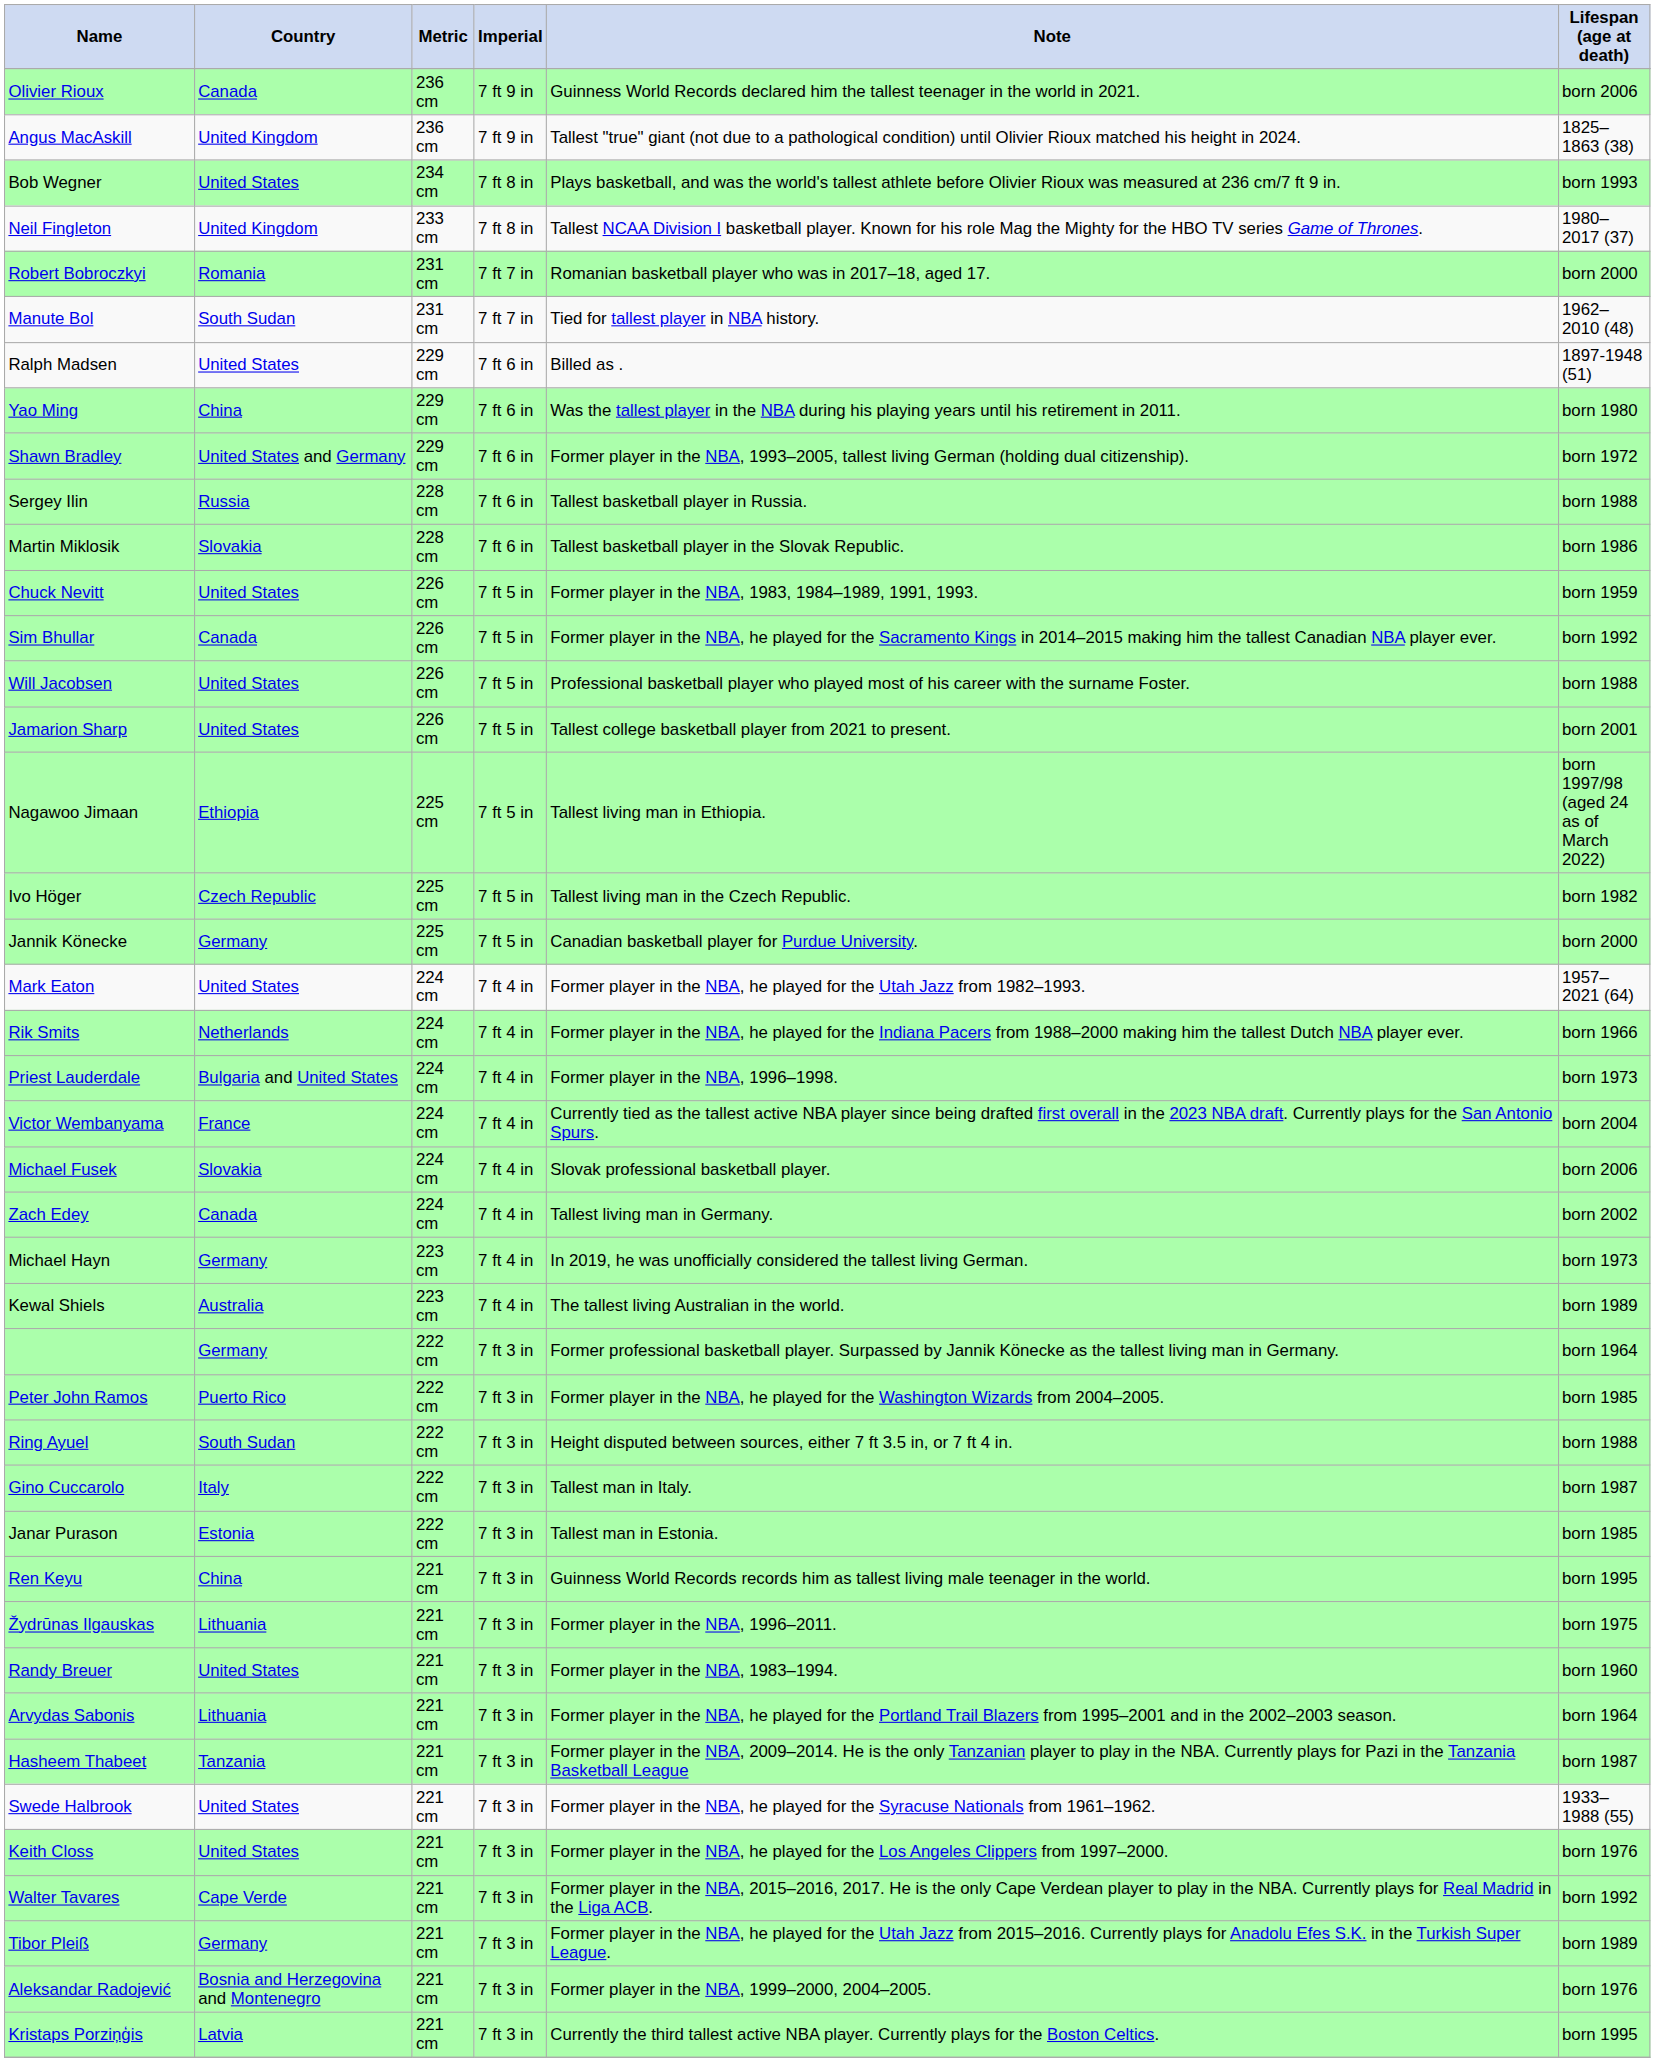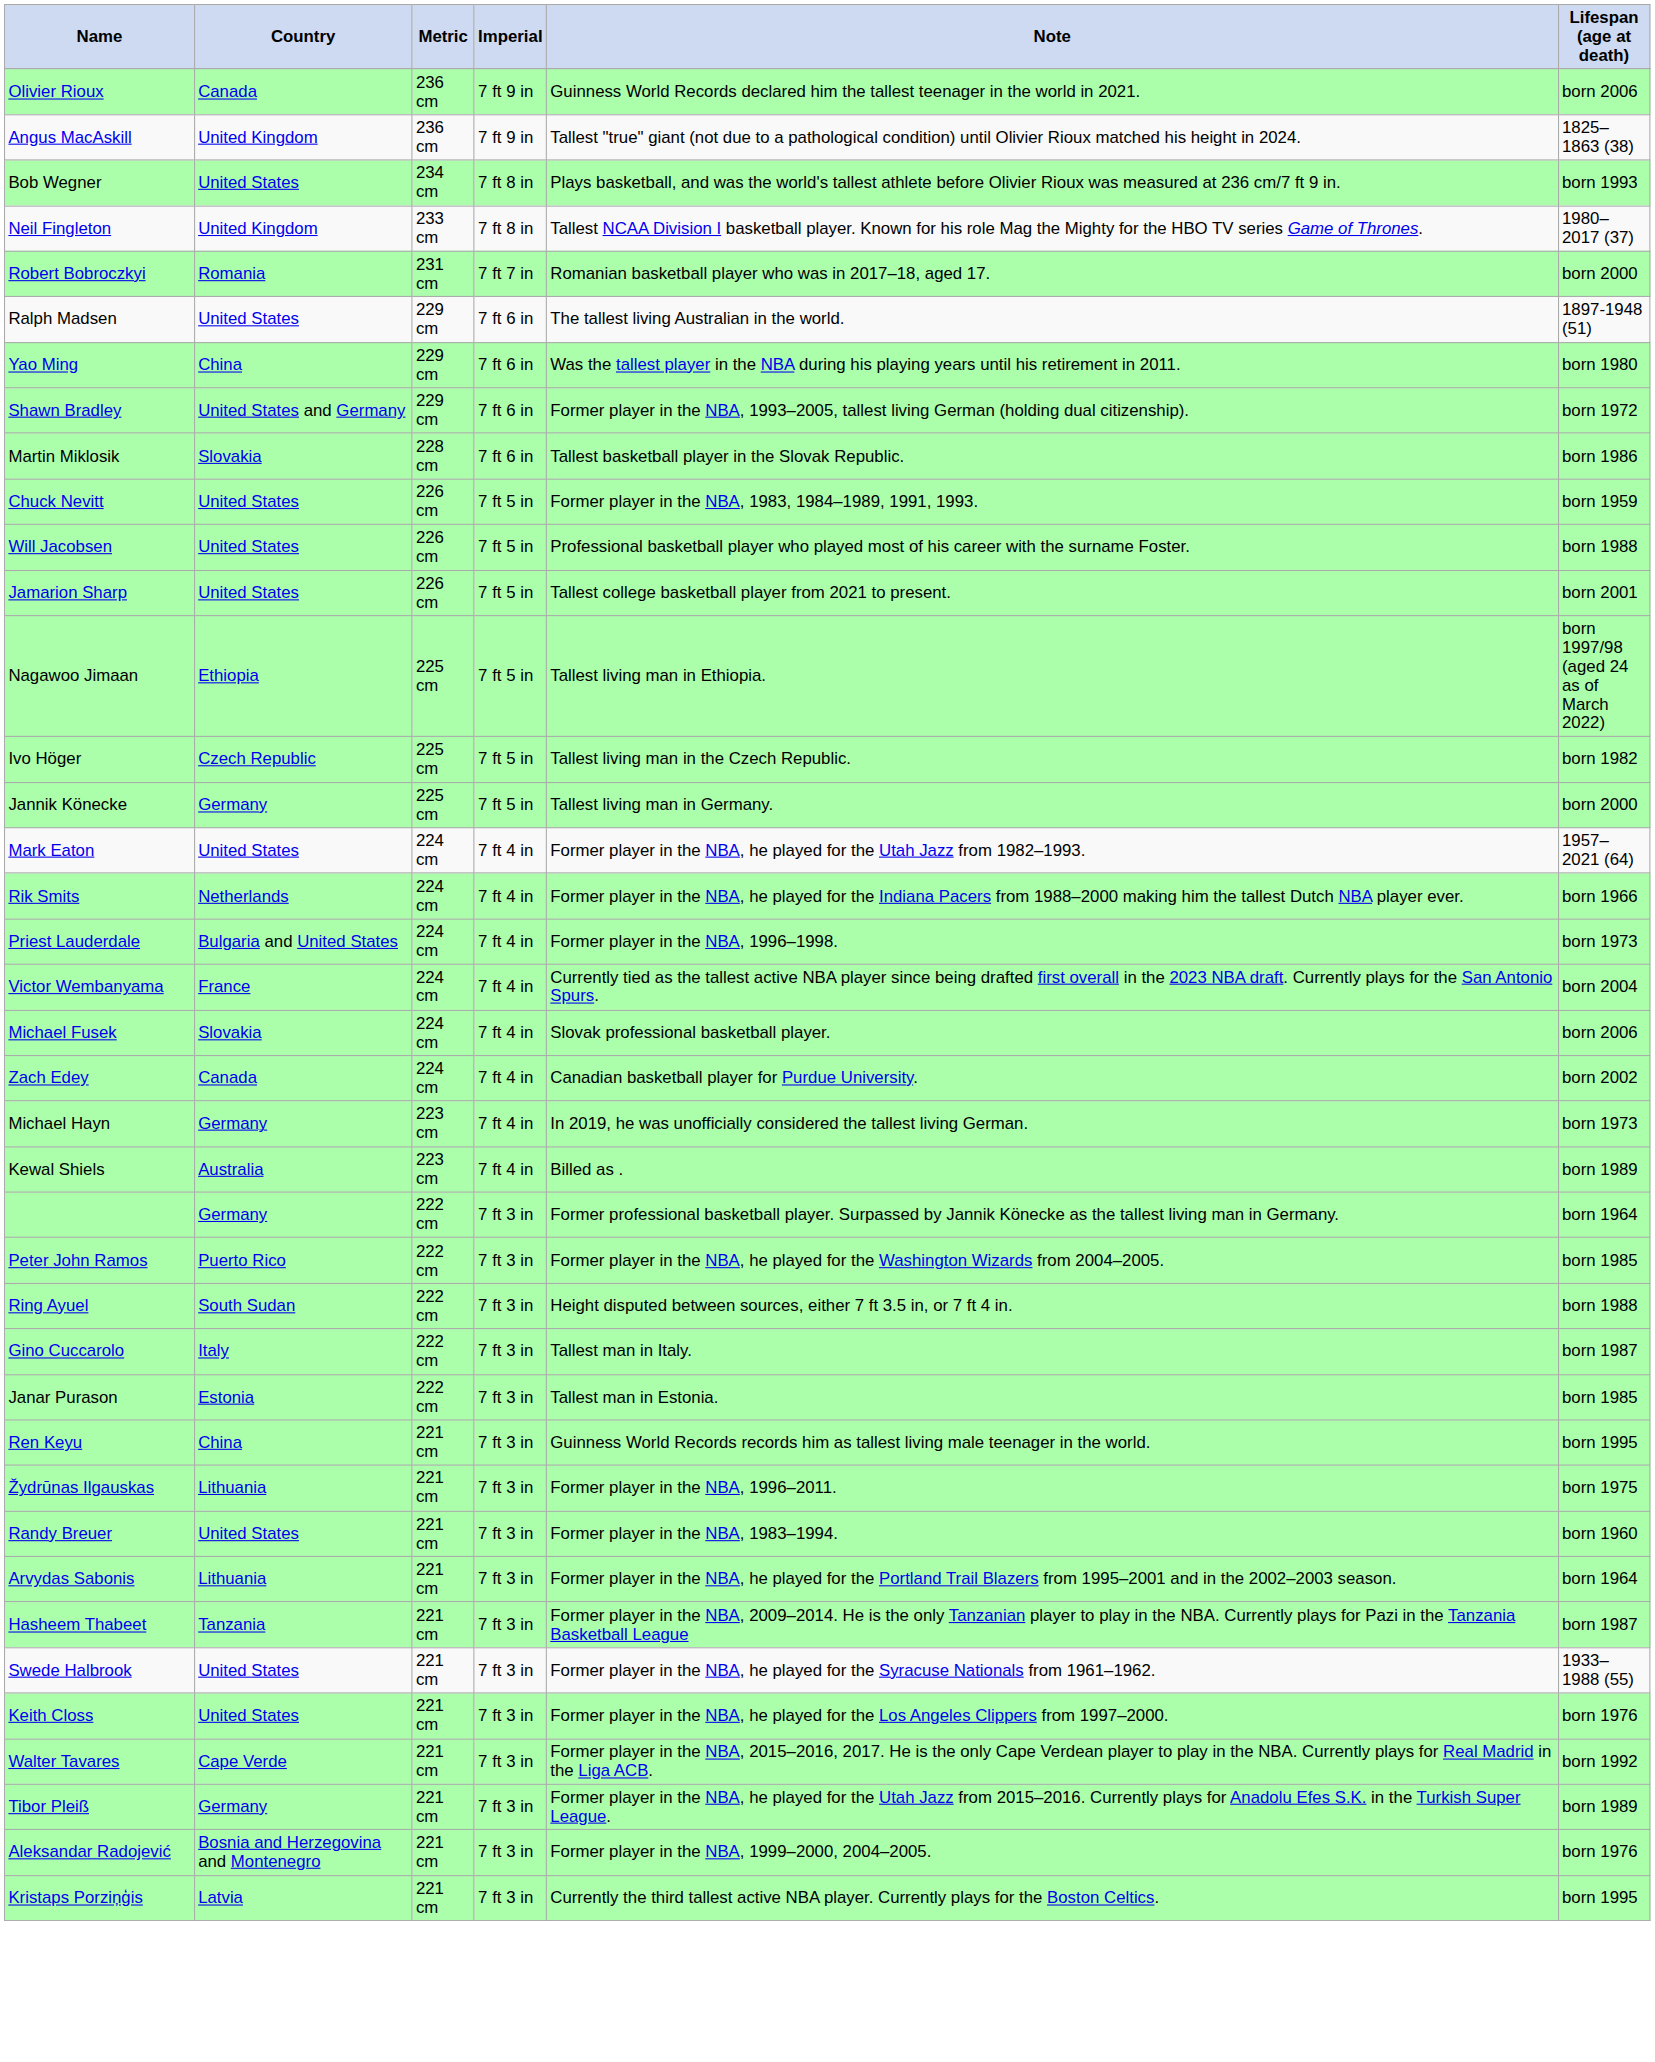- row: (51, 319)
(587, 364) Billed as . -> (697, 319) The tallest living Australian in the world.
- row: (48, 501)
- row: (51, 638)
(734, 941) Canadian basketball player for Purdue University. -> (662, 804) Tallest living man in Germany.
(662, 1214) Tallest living man in Germany. -> (734, 1078) Canadian basketball player for Purdue University.
(697, 1305) The tallest living Australian in the world. -> (587, 1169) Billed as .
